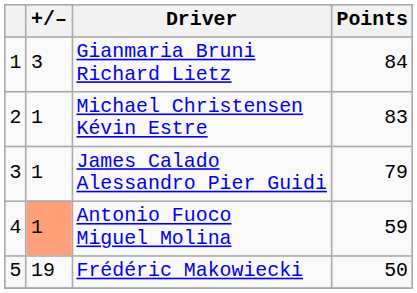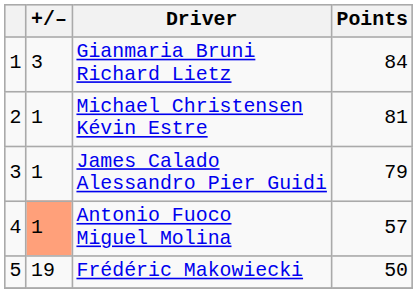(396, 119) 83 -> (396, 119) 81
(396, 228) 59 -> (396, 228) 57
